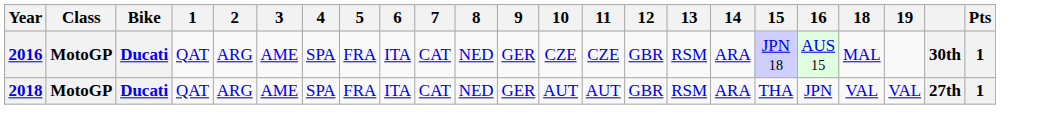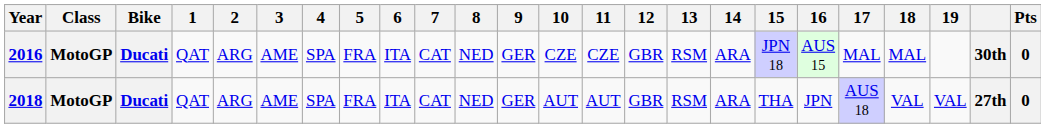+ column: (862, 17)
(980, 54) 1 -> (1026, 54) 0
(980, 90) 1 -> (1026, 100) 0
